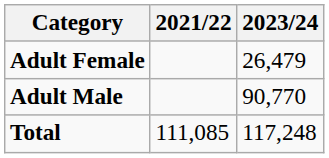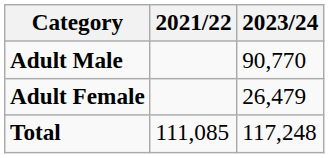rows swapped: (66, 96) <-> (77, 59)
